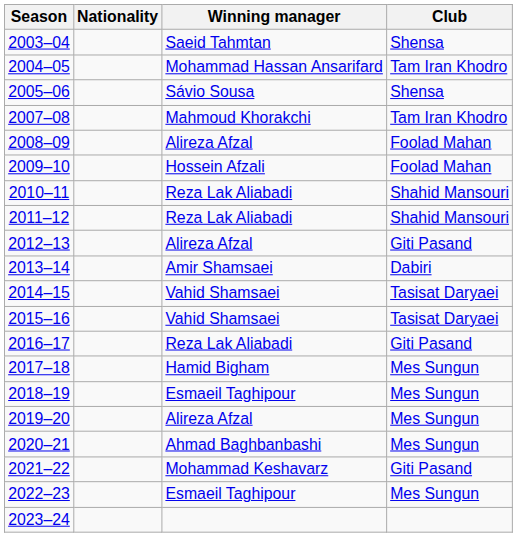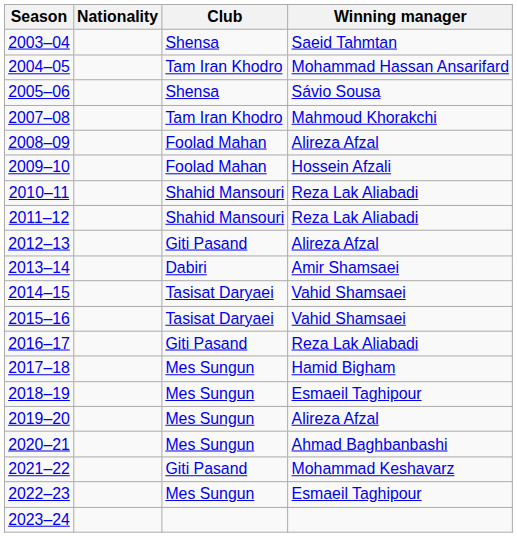columns swapped: (274, 17) <-> (450, 17)
